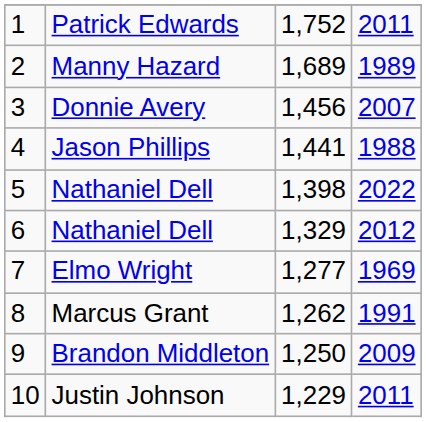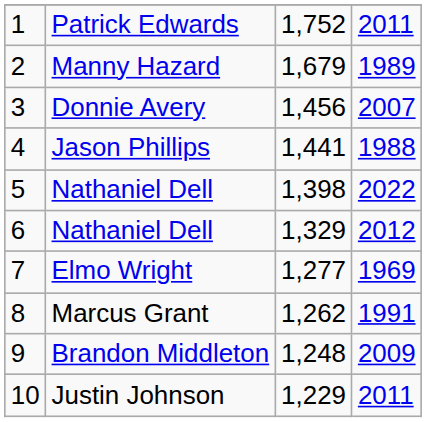(314, 66) 1,689 -> (314, 66) 1,679
(314, 353) 1,250 -> (314, 353) 1,248
